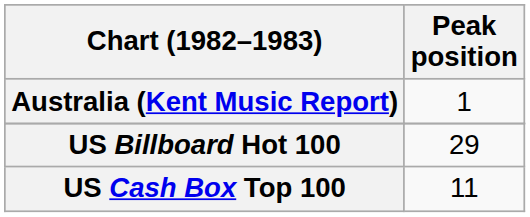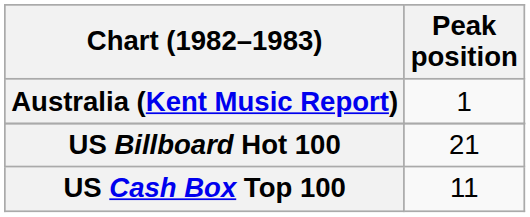(464, 144) 29 -> (464, 144) 21
